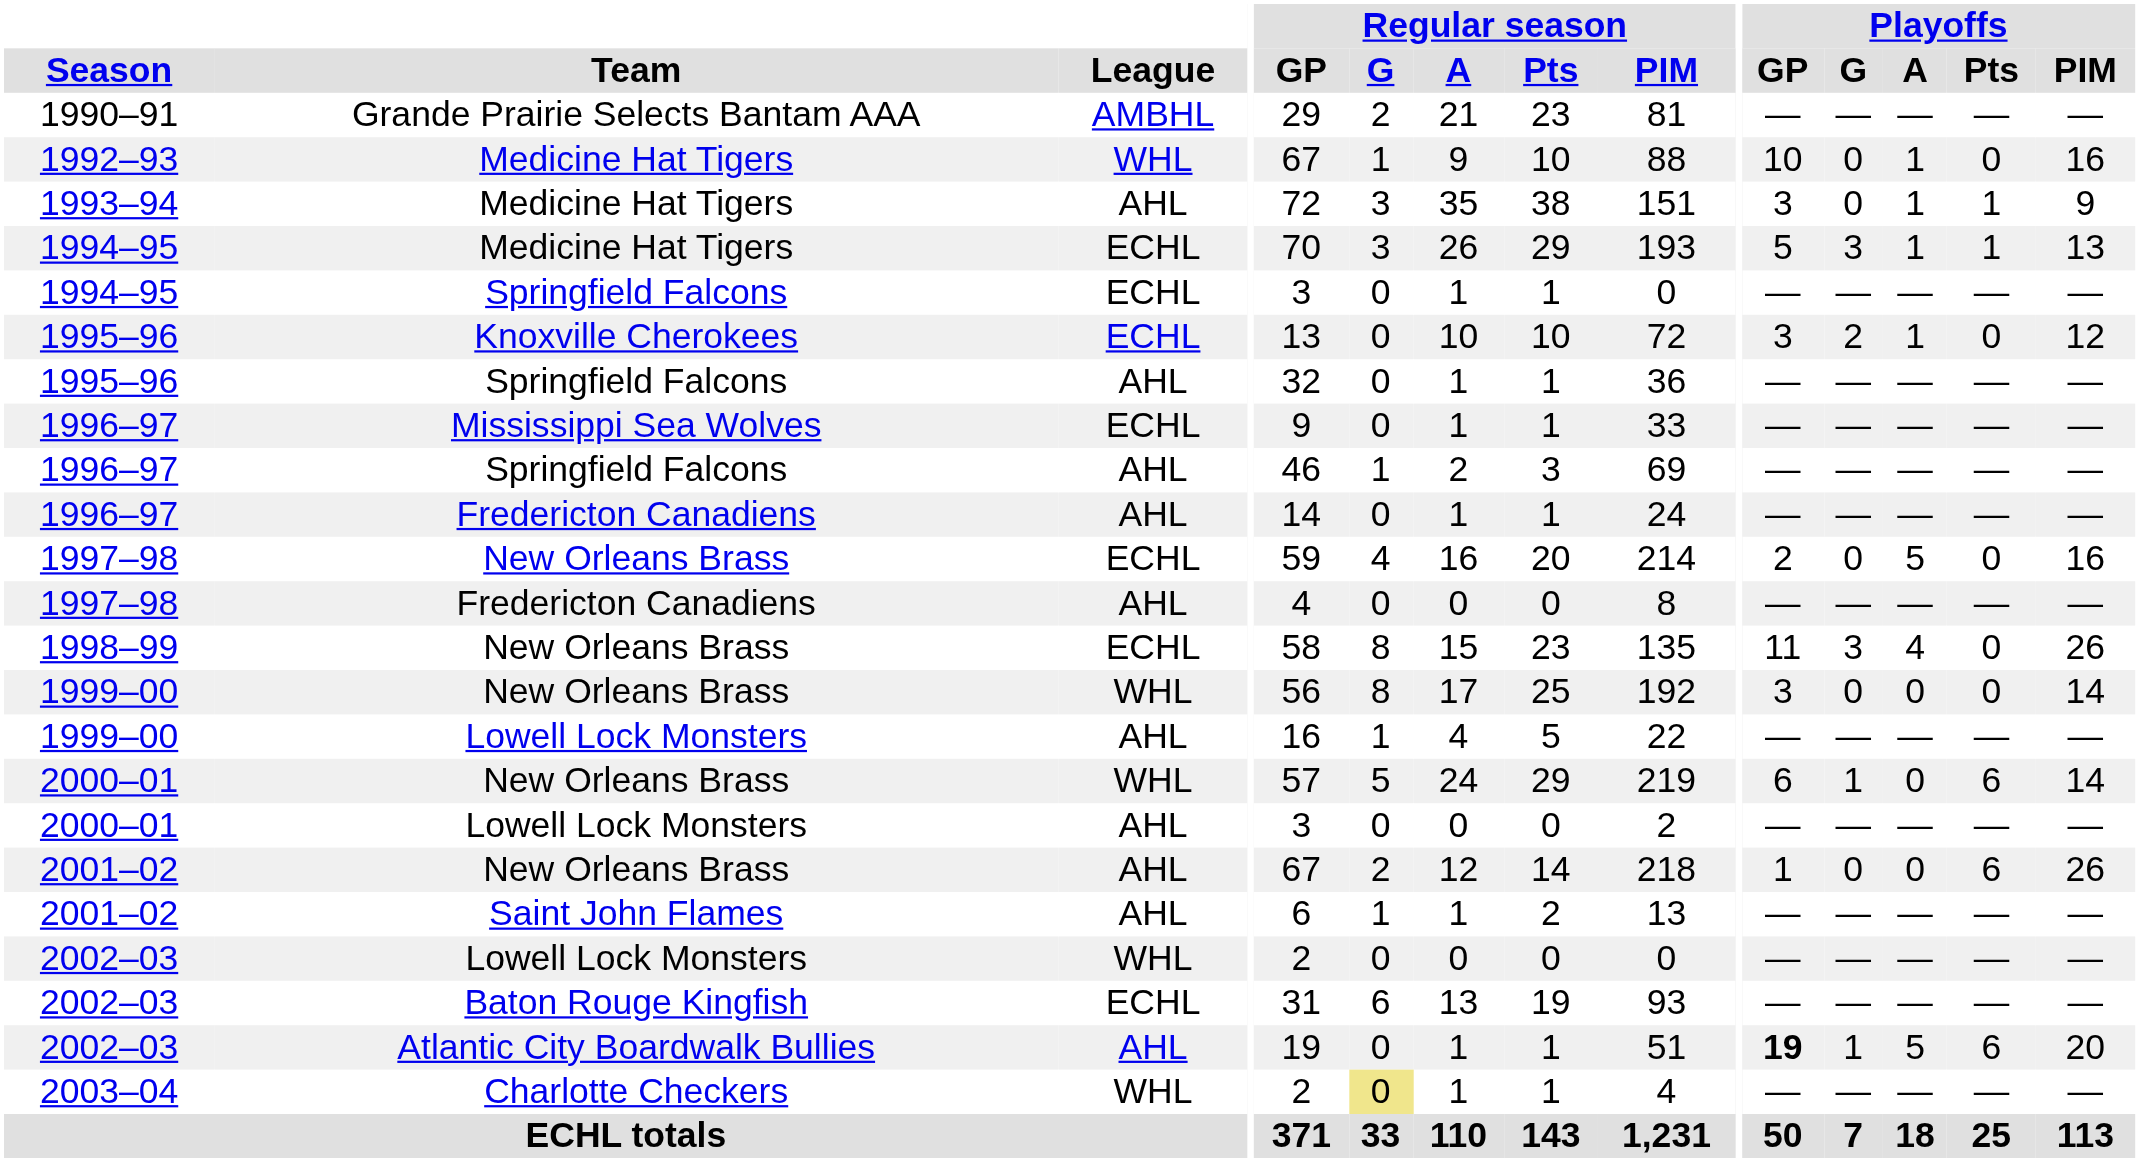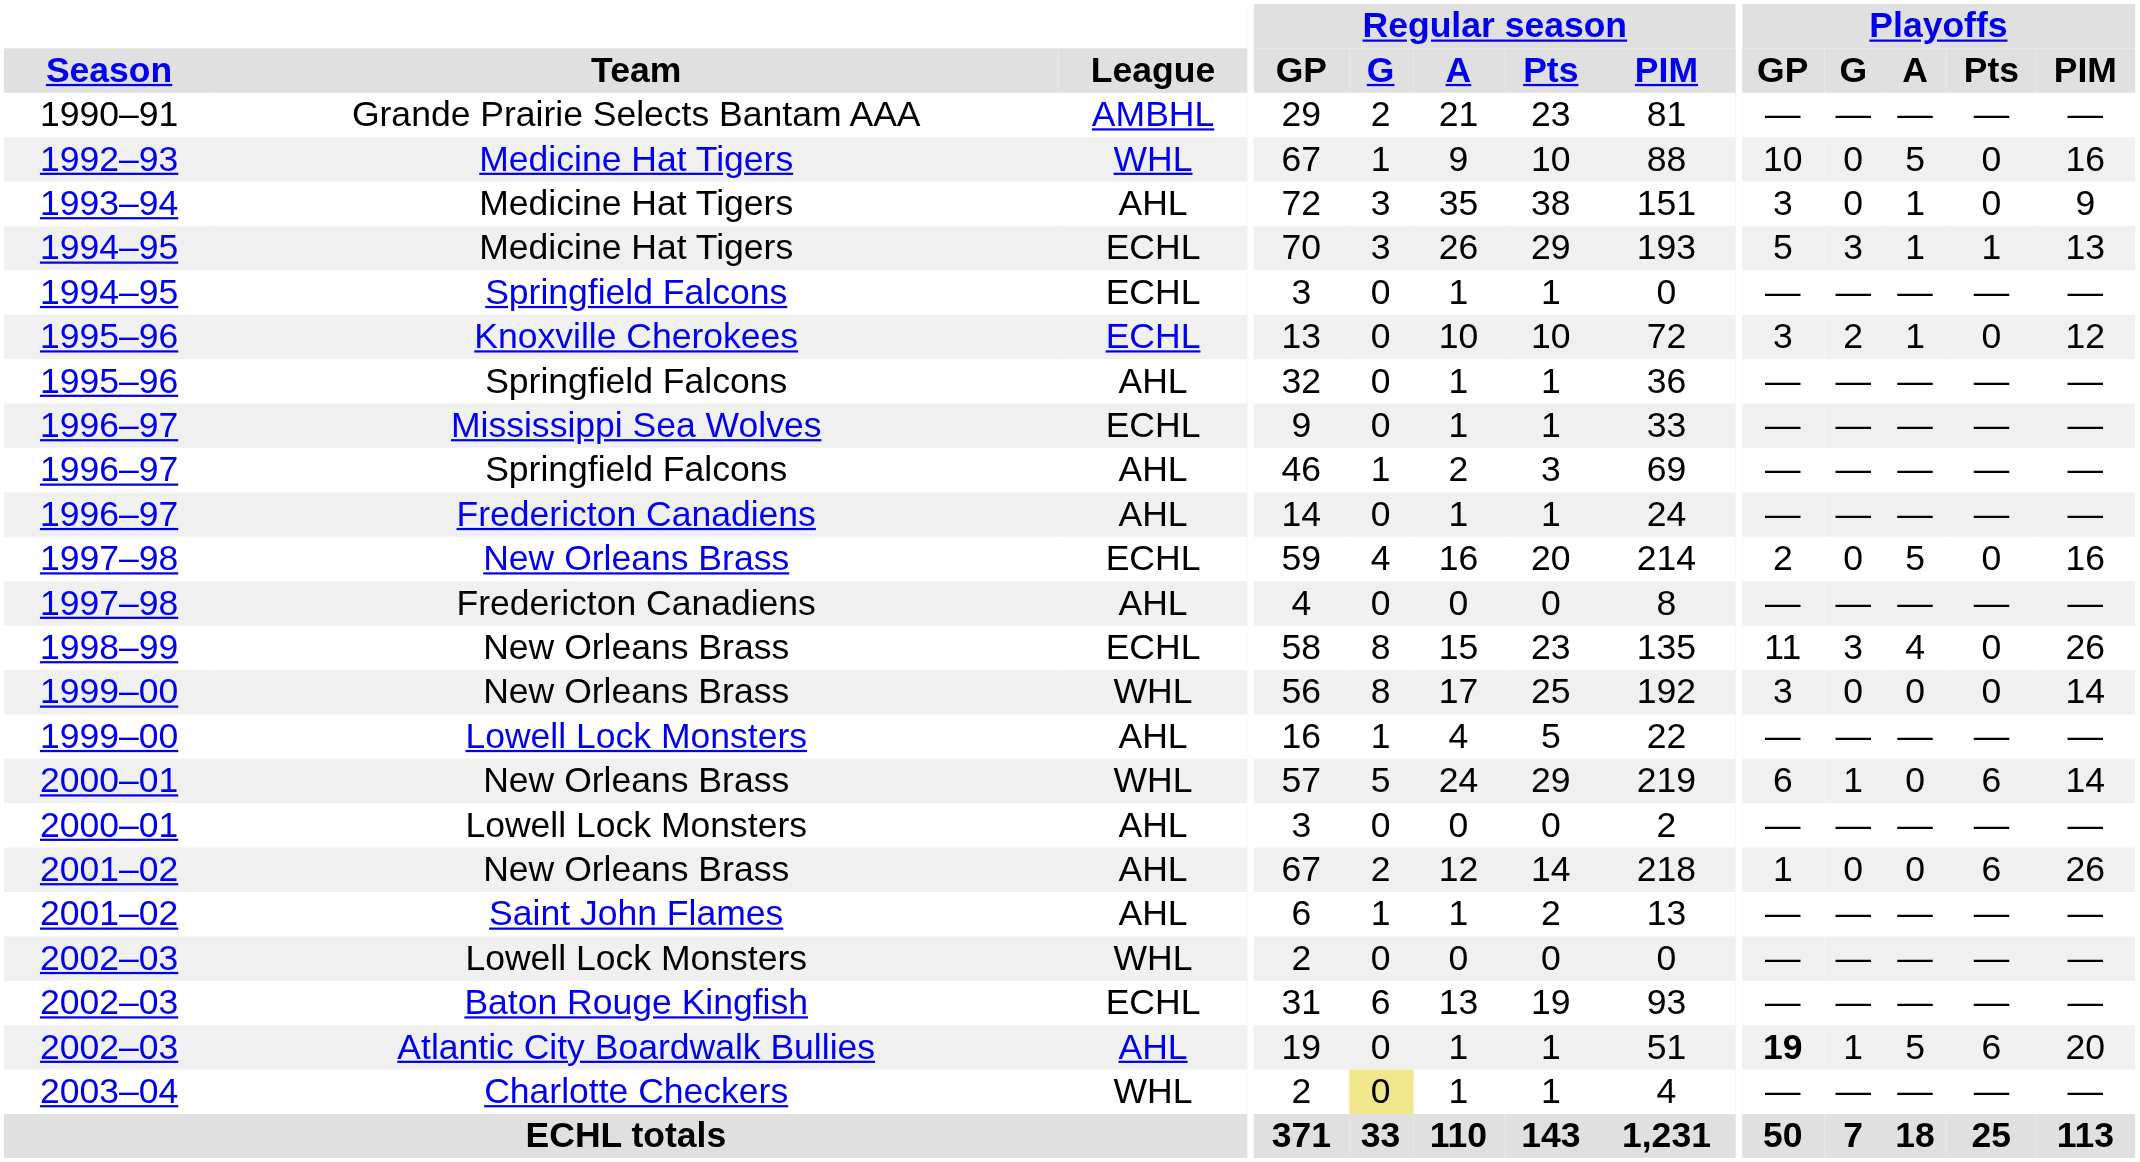(1915, 158) 1 -> (1915, 158) 5
(1991, 203) 1 -> (1991, 203) 0
